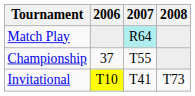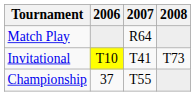(140, 36) paleturquoise background -> (140, 36) no background
rows swapped: (47, 58) <-> (39, 79)
